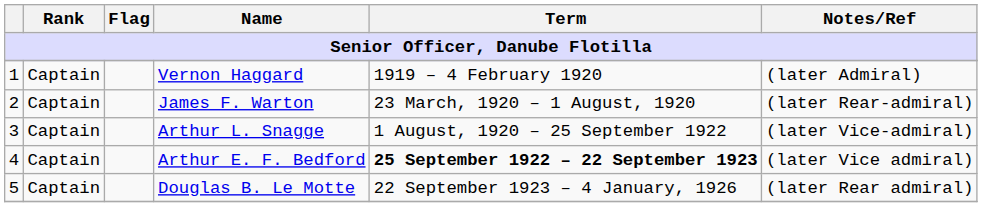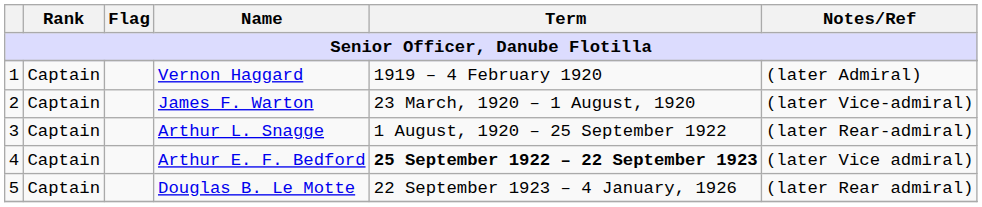(870, 103) (later Rear-admiral) -> (870, 103) (later Vice-admiral)
(870, 131) (later Vice-admiral) -> (870, 131) (later Rear-admiral)
